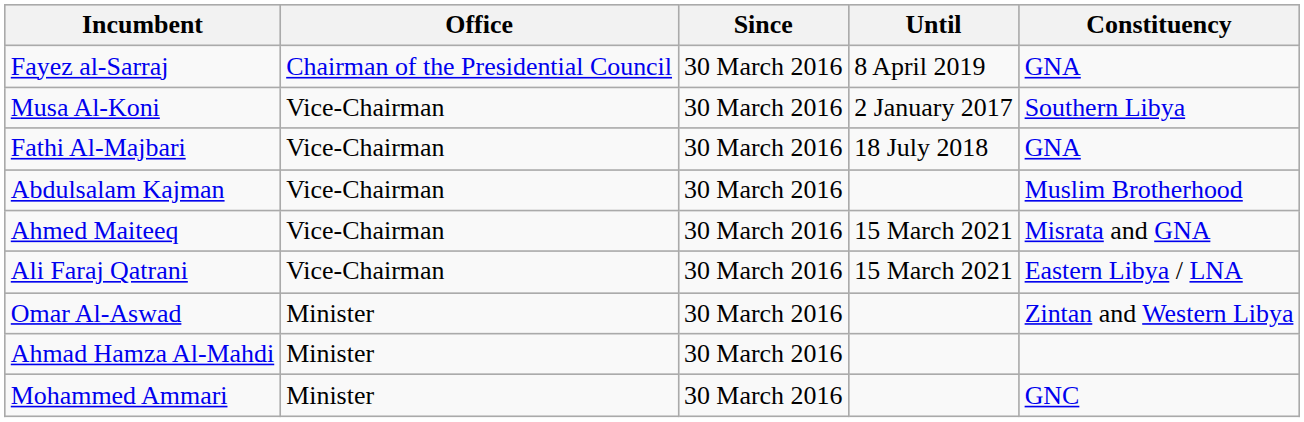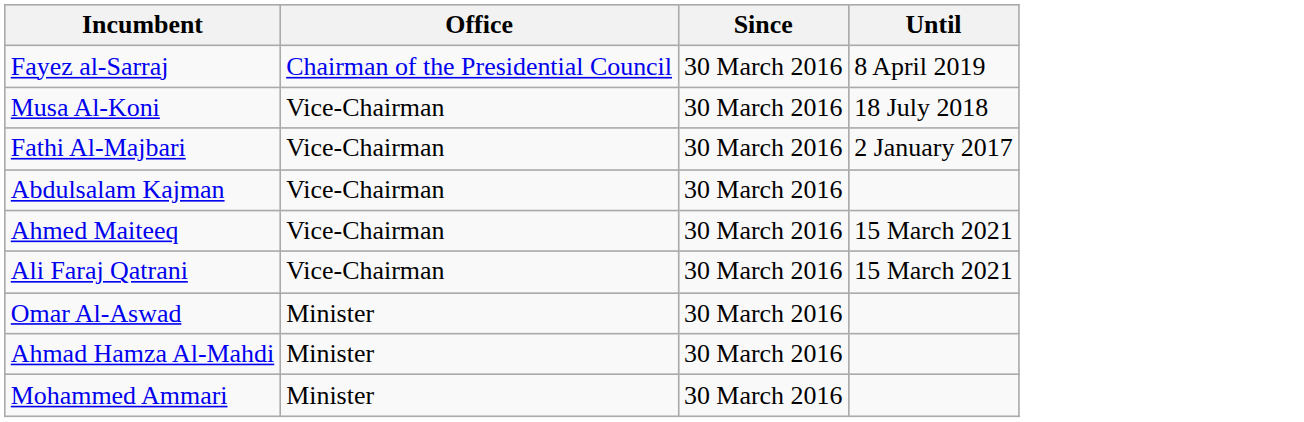- column: (1159, 25)
(933, 107) 2 January 2017 -> (921, 107) 18 July 2018
(921, 148) 18 July 2018 -> (933, 148) 2 January 2017
